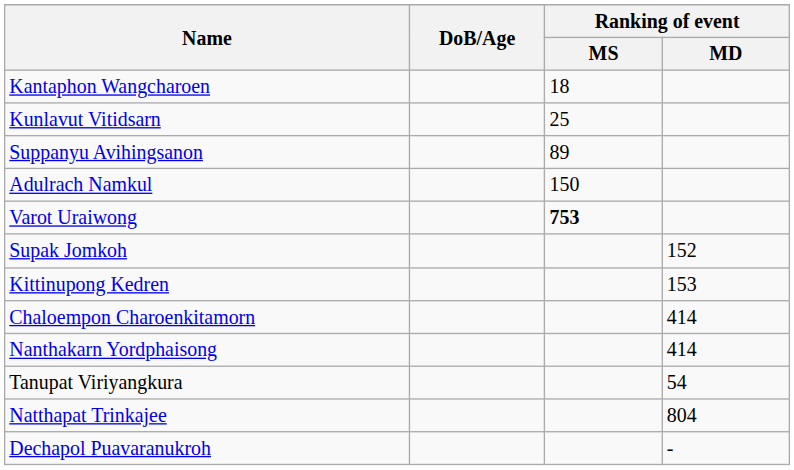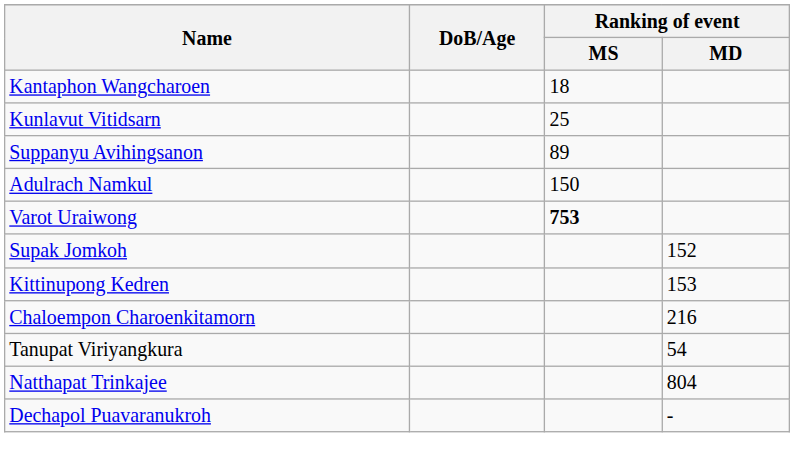(682, 316) 414 -> (682, 316) 216
- row: (113, 349)
